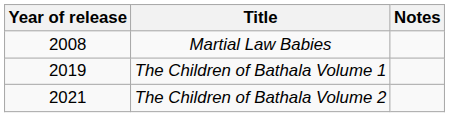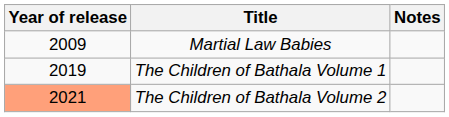(68, 44) 2008 -> (68, 44) 2009
(68, 97) no background -> (68, 97) lightsalmon background
